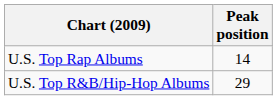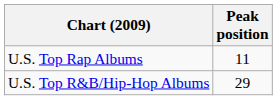(242, 58) 14 -> (242, 58) 11
